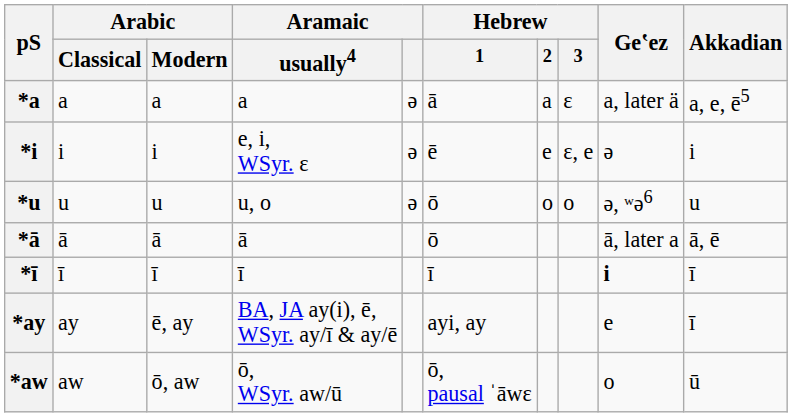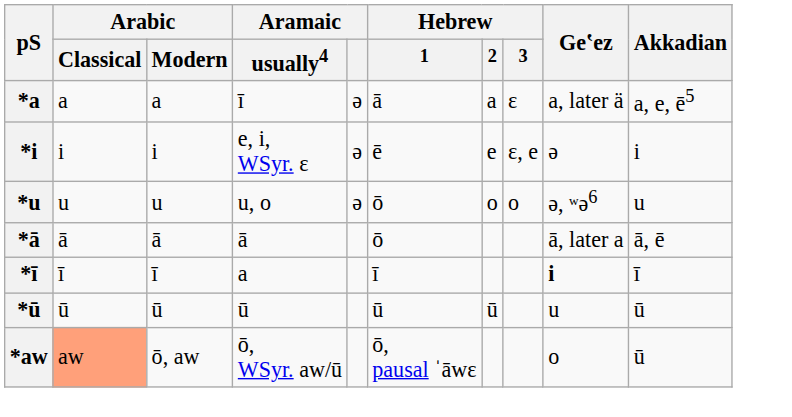(243, 100) a -> (241, 100) ī
(241, 274) ī -> (243, 274) a
+ row: (29, 309)
- row: (29, 322)
(71, 382) no background -> (71, 357) lightsalmon background
